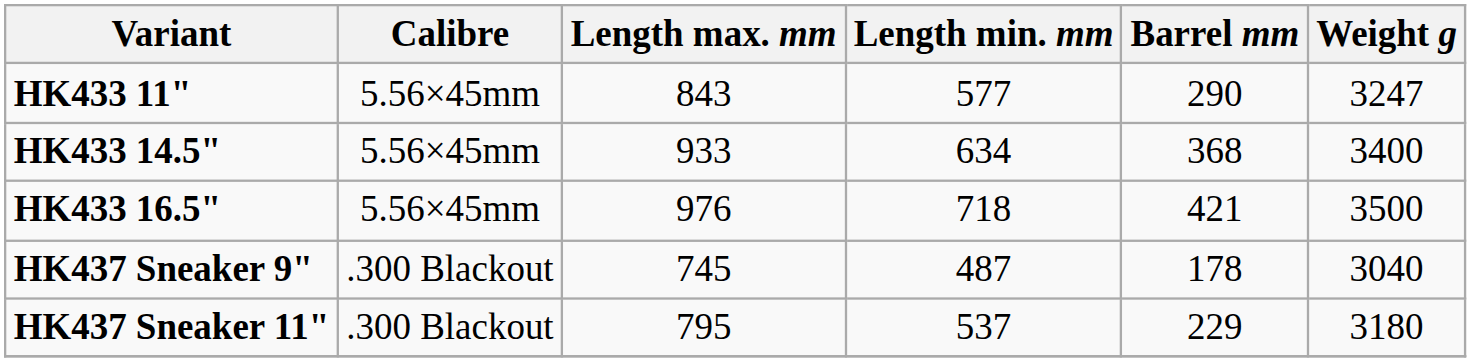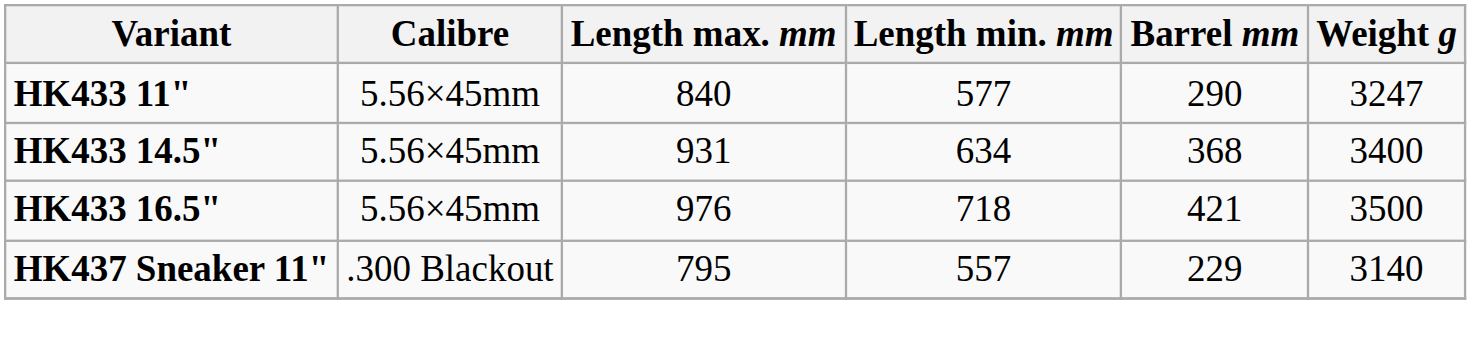(704, 92) 843 -> (704, 92) 840
(704, 151) 933 -> (704, 151) 931
- row: (163, 268)
(984, 326) 537 -> (984, 268) 557
(1387, 326) 3180 -> (1387, 268) 3140
